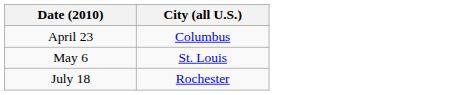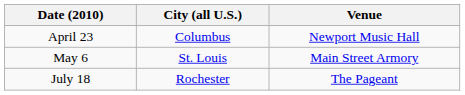+ column: (364, 15)
